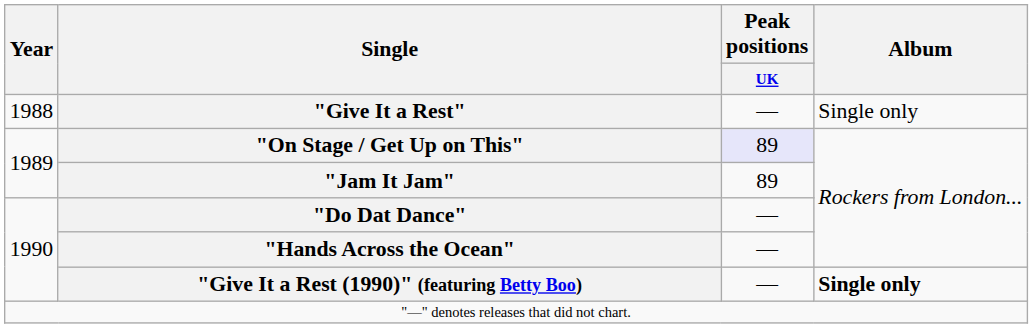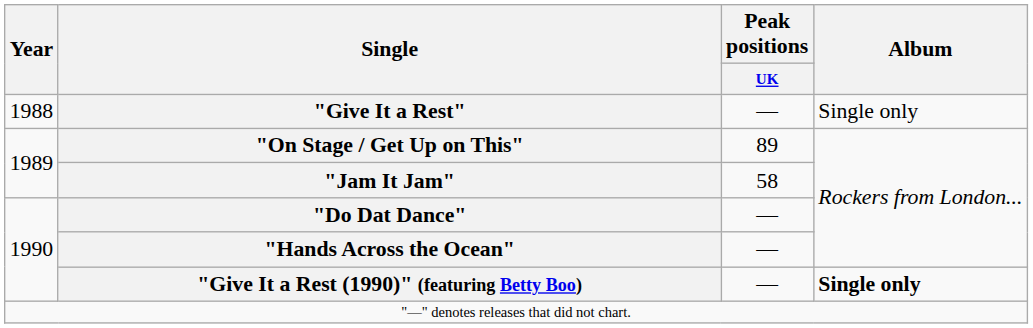(767, 145) lavender background -> (767, 145) no background
(767, 180) 89 -> (767, 180) 58
